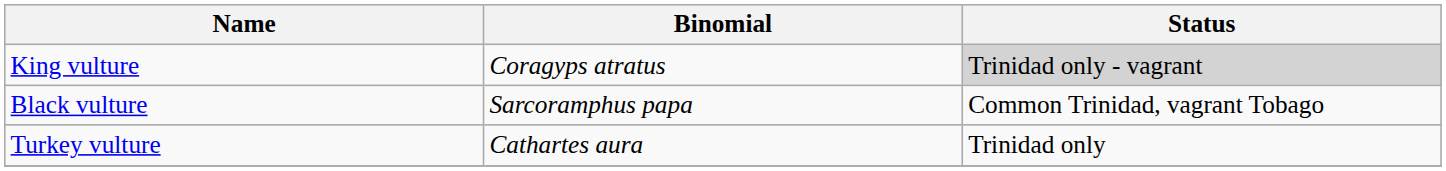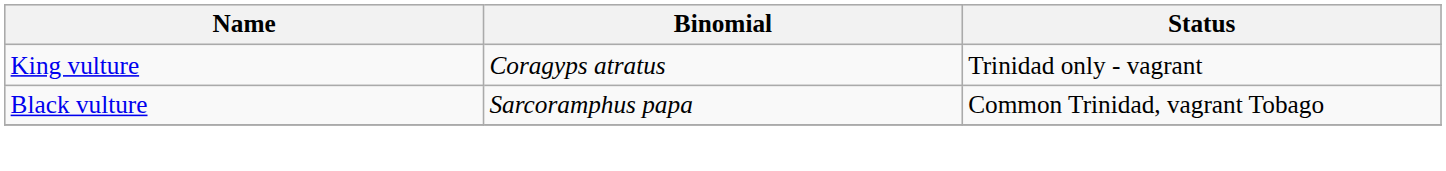(1085, 64) lightgrey background -> (1085, 64) no background
- row: (86, 144)
